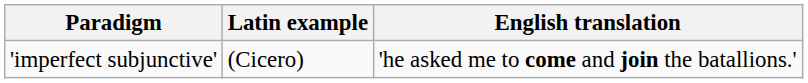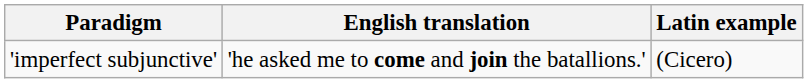columns swapped: (298, 22) <-> (588, 22)
